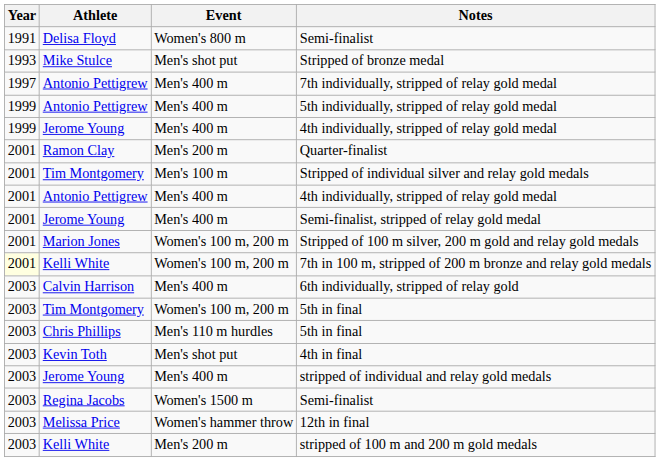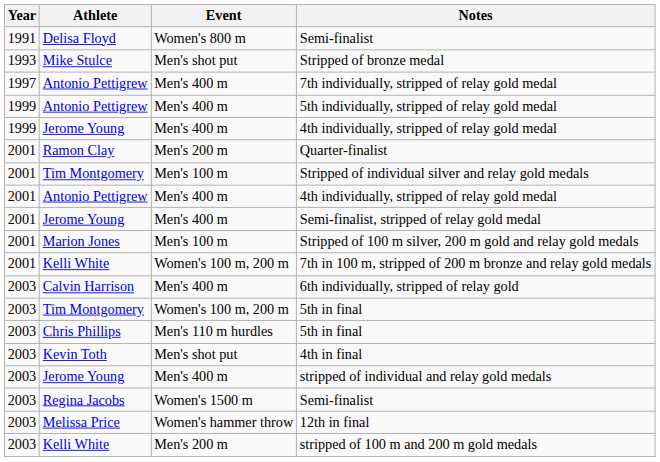(222, 241) Women's 100 m, 200 m -> (191, 241) Men's 100 m
(22, 264) lightyellow background -> (22, 264) no background
